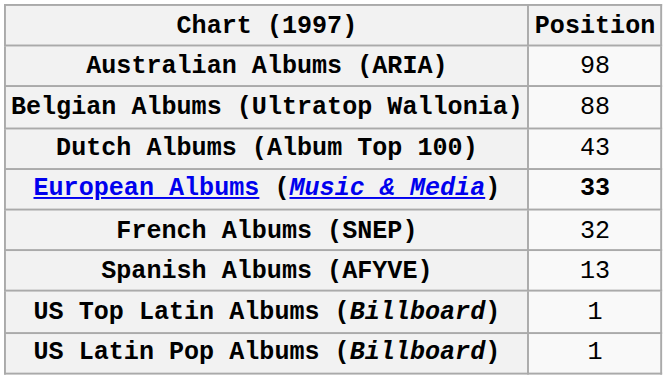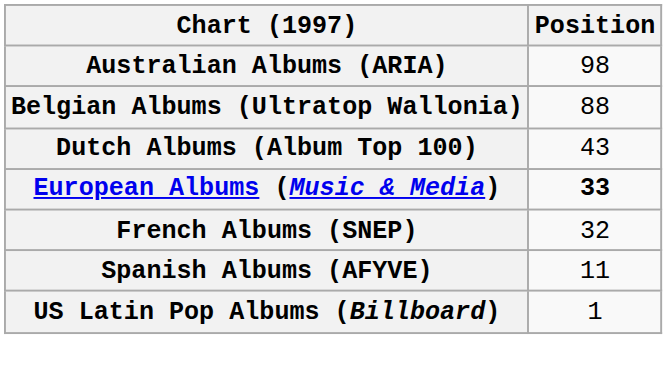(595, 271) 13 -> (595, 271) 11
- row: (267, 312)
